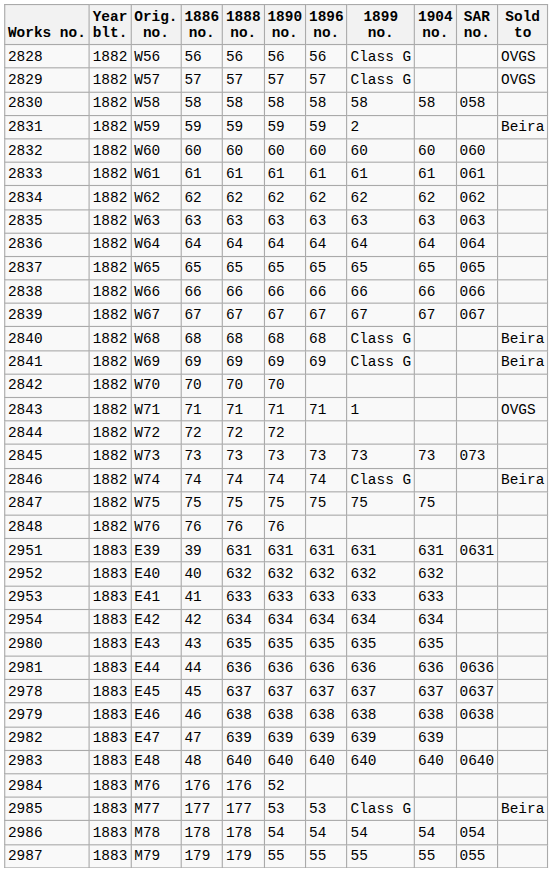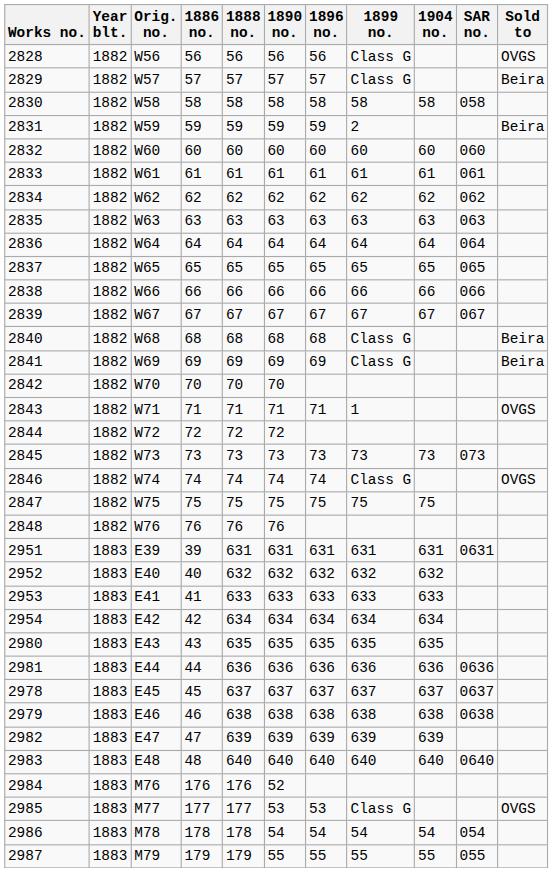(518, 80) OVGS -> (523, 80) Beira
(523, 480) Beira -> (518, 480) OVGS
(523, 809) Beira -> (518, 809) OVGS
